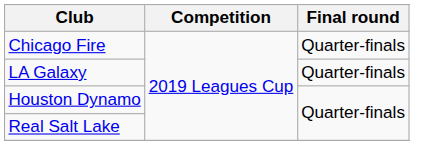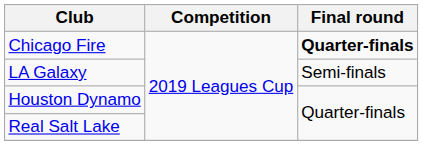(353, 45) normal -> (357, 45) bold
(353, 72) Quarter-finals -> (344, 72) Semi-finals
